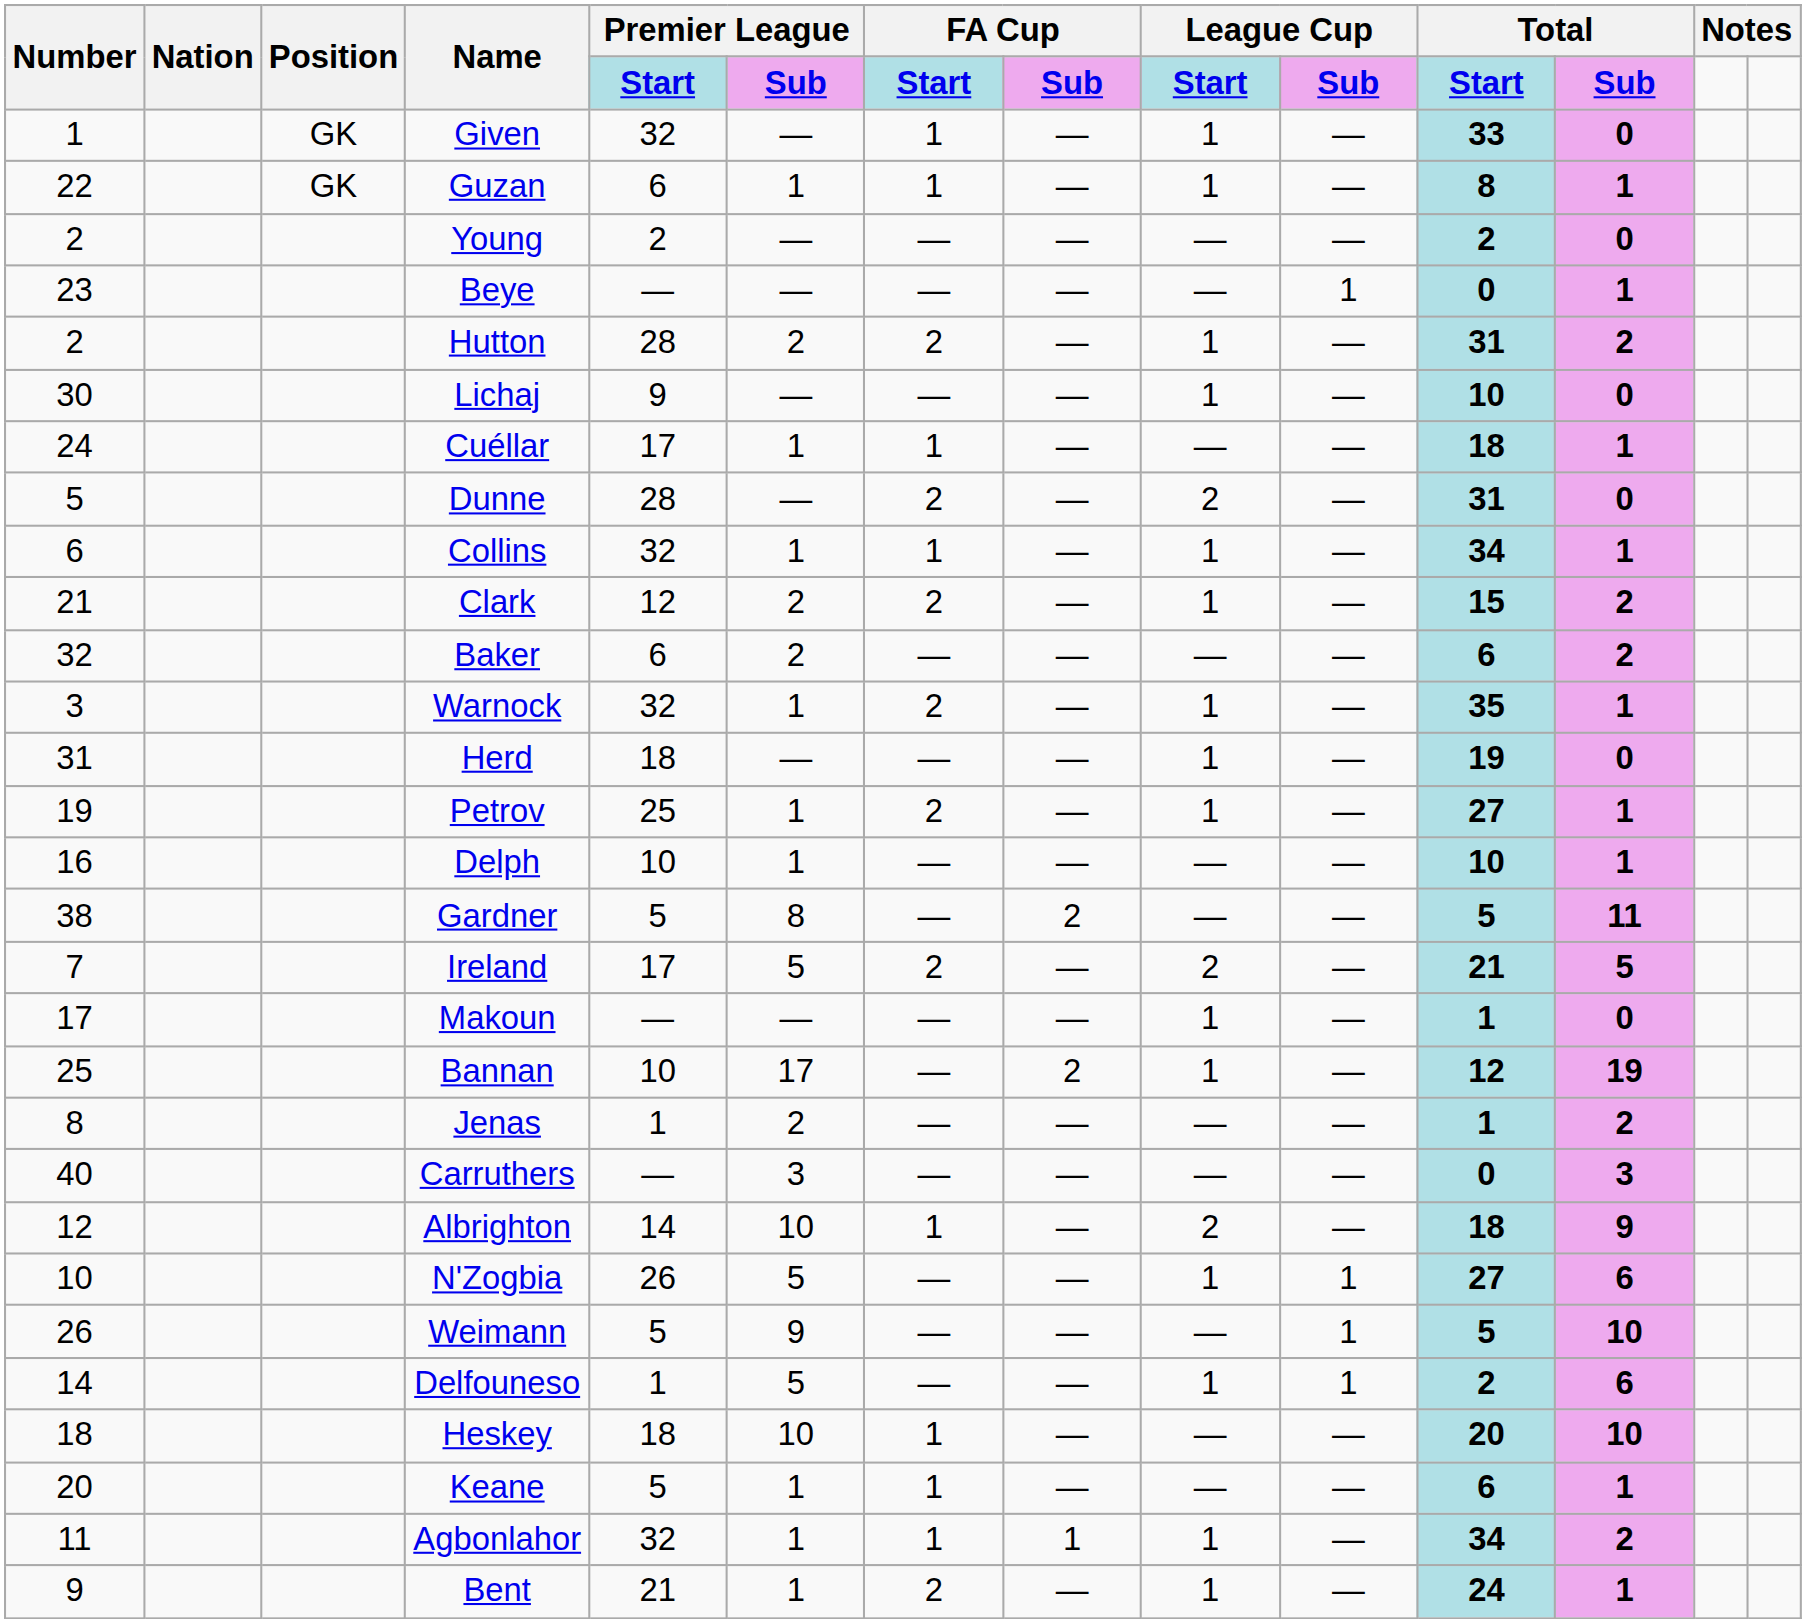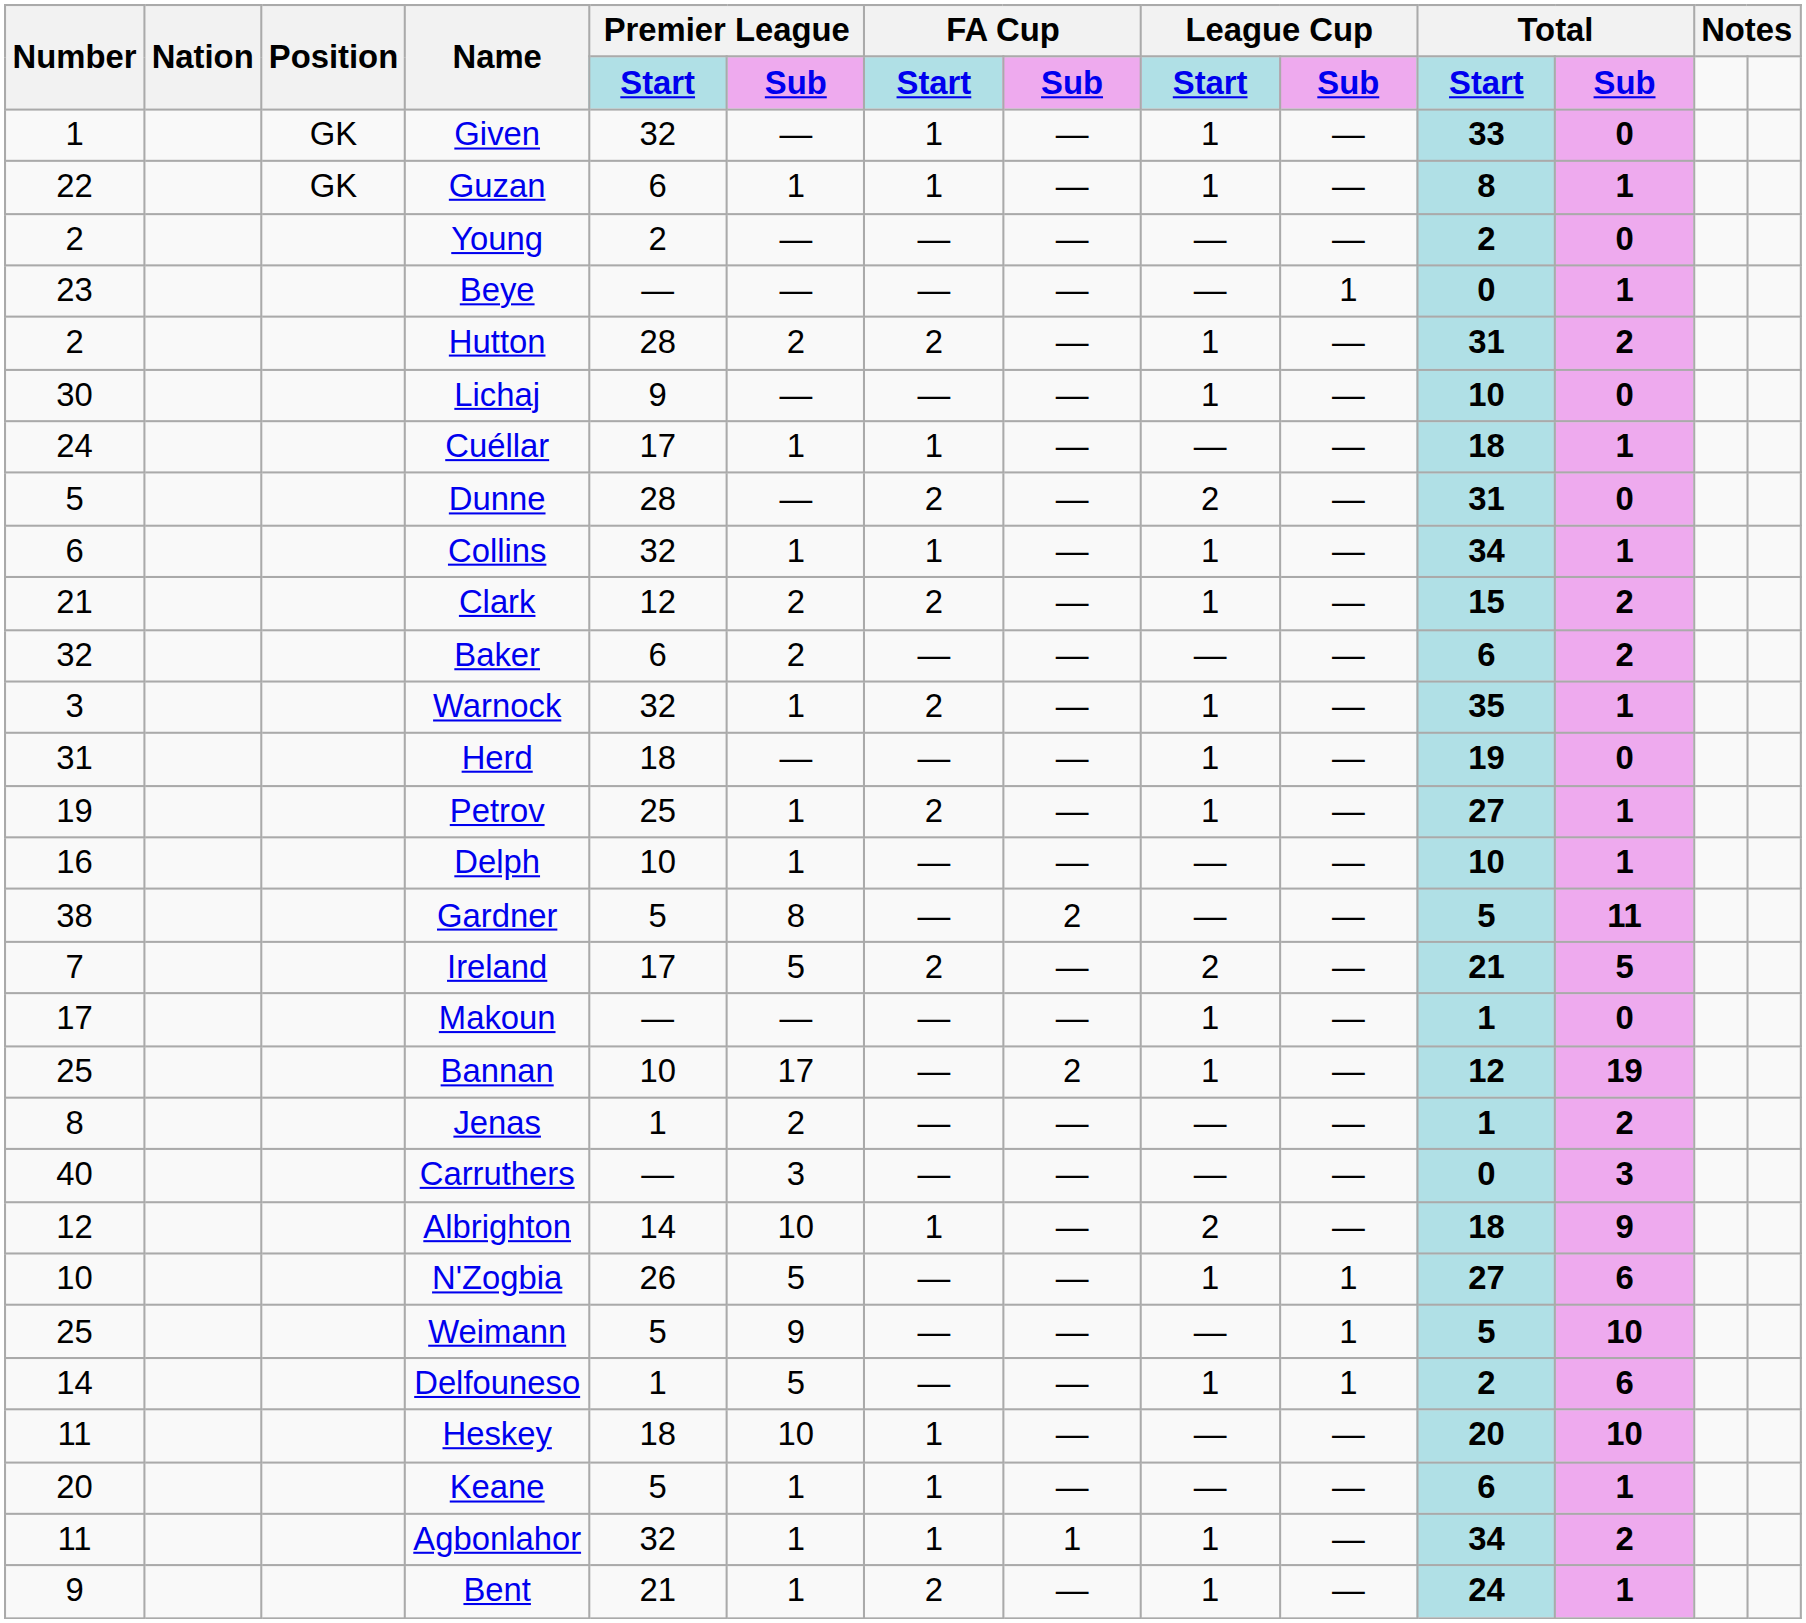(75, 1330) 26 -> (75, 1330) 25
(75, 1435) 18 -> (75, 1435) 11
